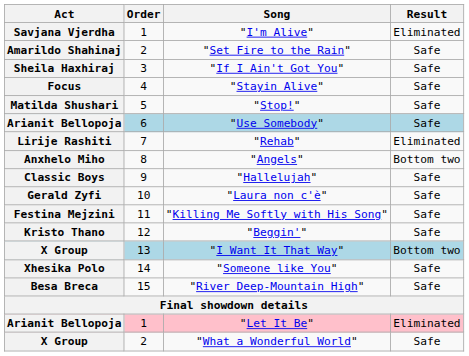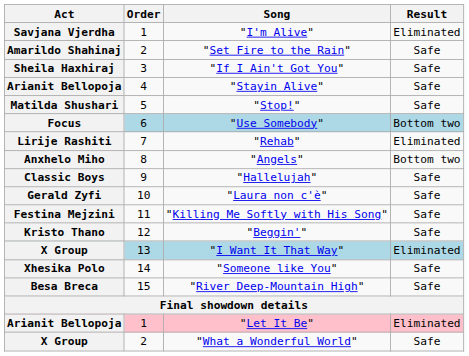(64, 86) Focus -> (64, 86) Arianit Bellopoja
(64, 123) Arianit Bellopoja -> (64, 123) Focus
(427, 123) Safe -> (427, 123) Bottom two
(427, 250) Bottom two -> (427, 250) Eliminated
